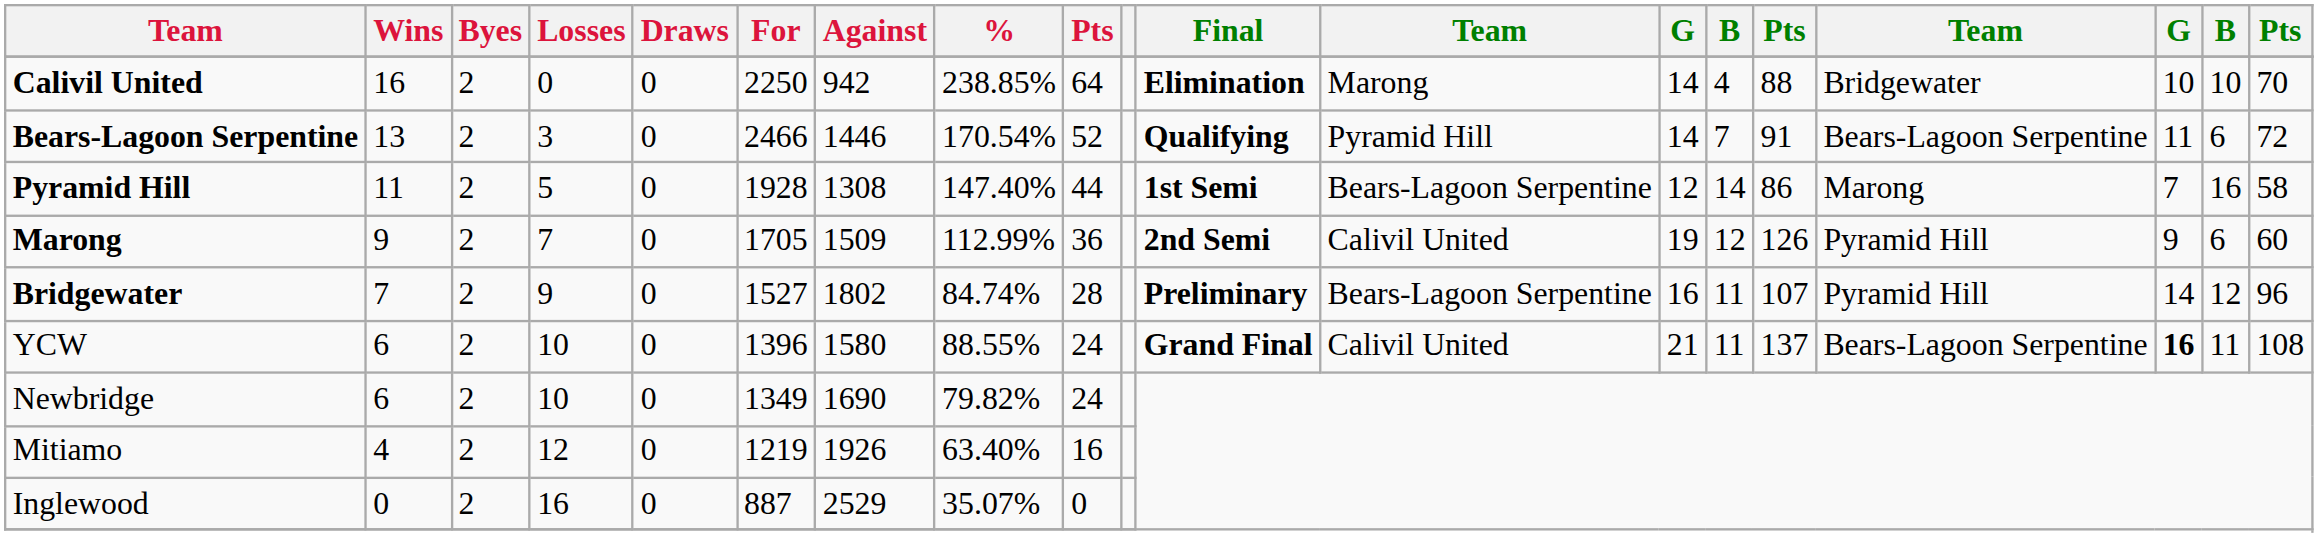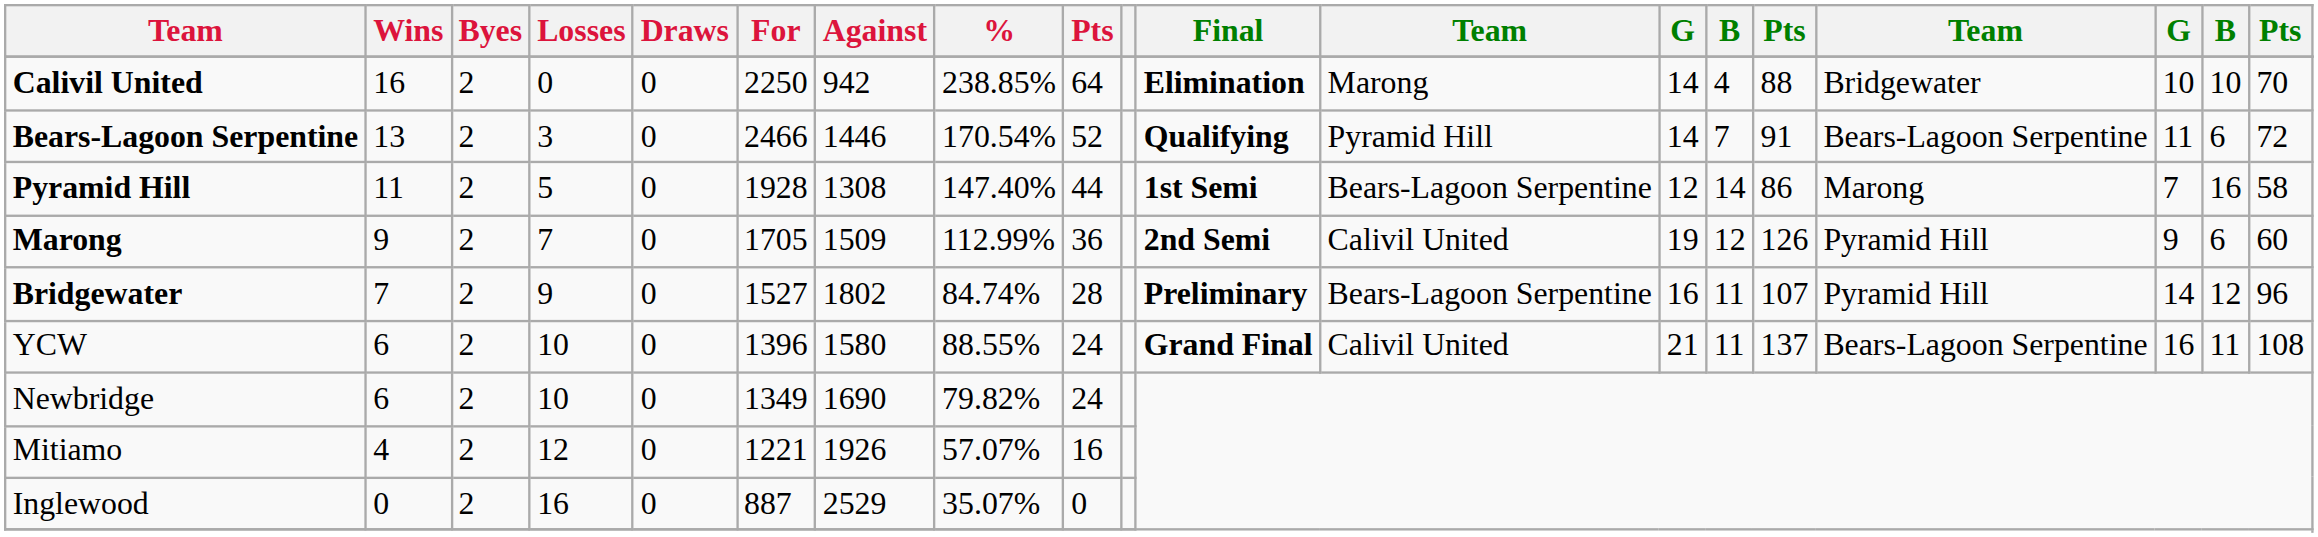(2179, 345) bold -> (2179, 345) normal
(776, 450) 1219 -> (776, 450) 1221
(991, 450) 63.40% -> (991, 450) 57.07%
